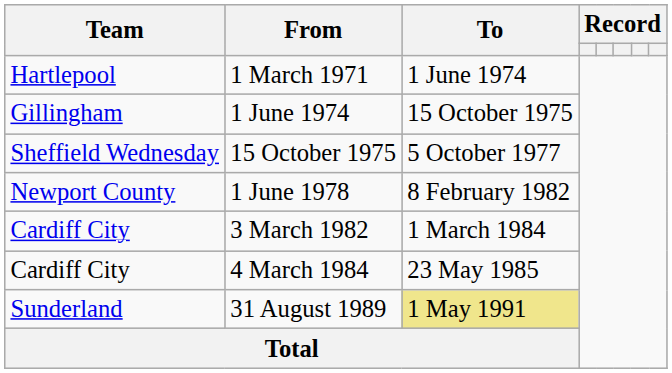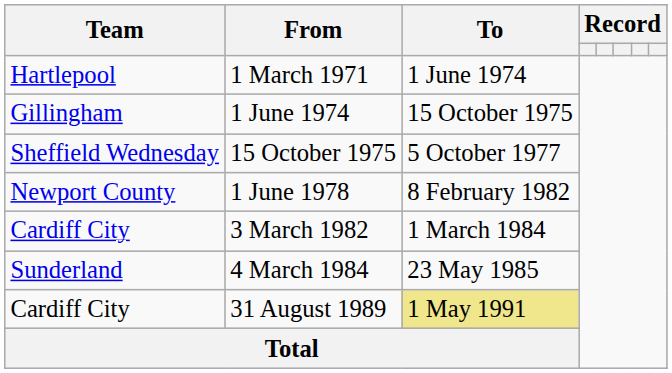(70, 269) Cardiff City -> (67, 269) Sunderland
(67, 308) Sunderland -> (70, 308) Cardiff City
